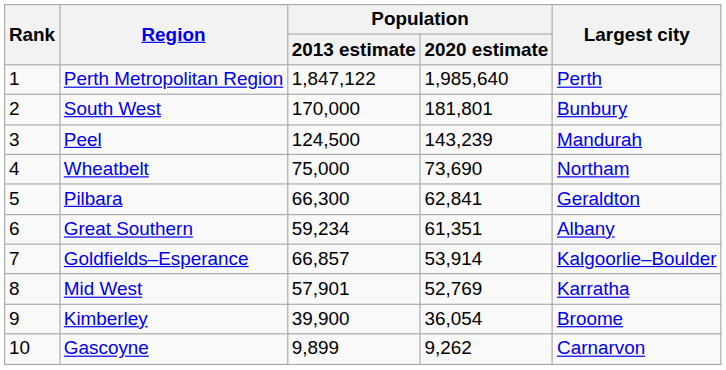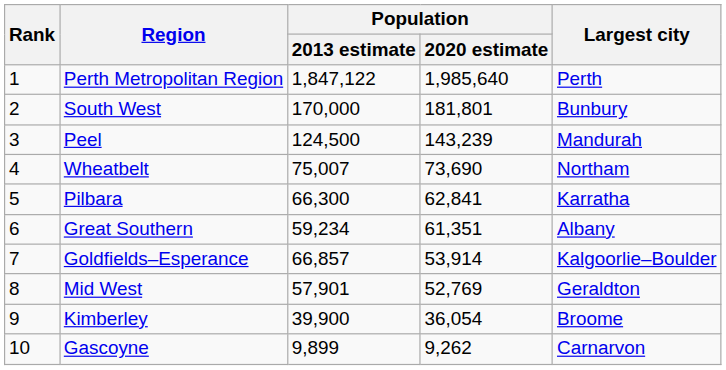(321, 169) 75,000 -> (321, 169) 75,007
(598, 199) Geraldton -> (593, 199) Karratha
(593, 288) Karratha -> (598, 288) Geraldton
